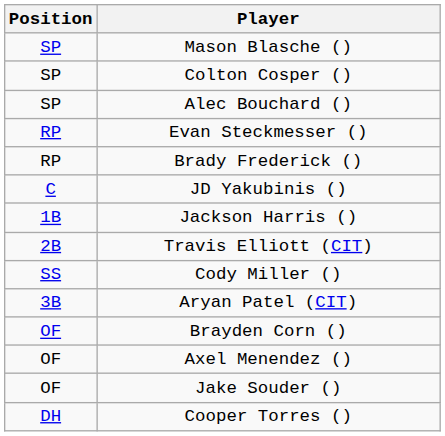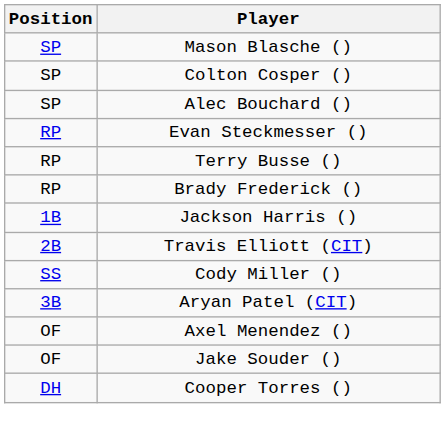+ row: (268, 161)
- row: (268, 189)
- row: (268, 331)
